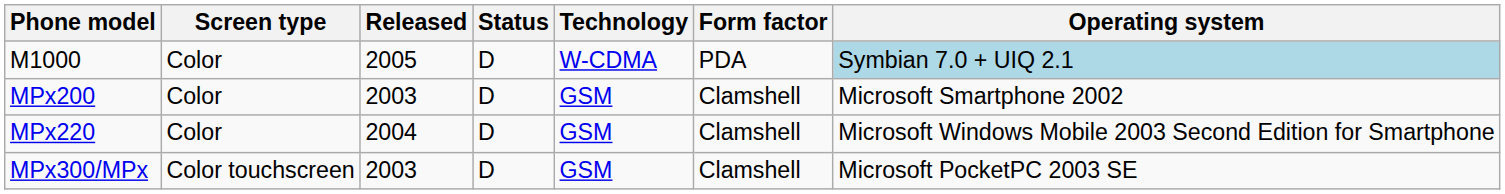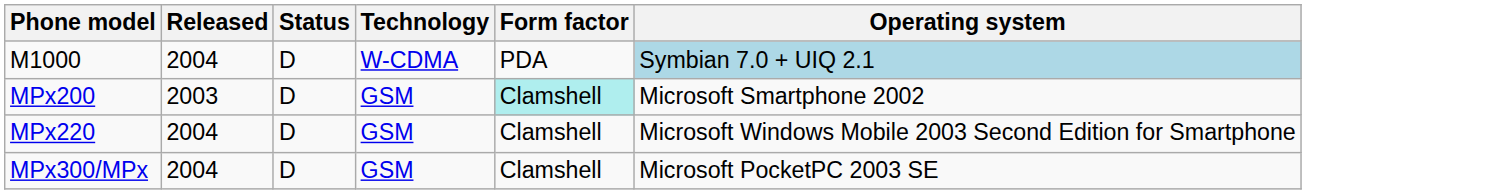- column: (261, 22)
(391, 59) 2005 -> (192, 59) 2004
(750, 96) no background -> (551, 96) paleturquoise background
(391, 170) 2003 -> (192, 170) 2004
